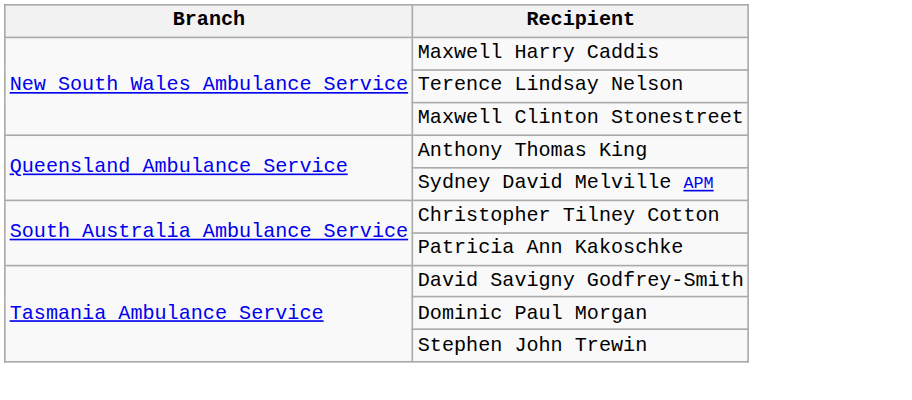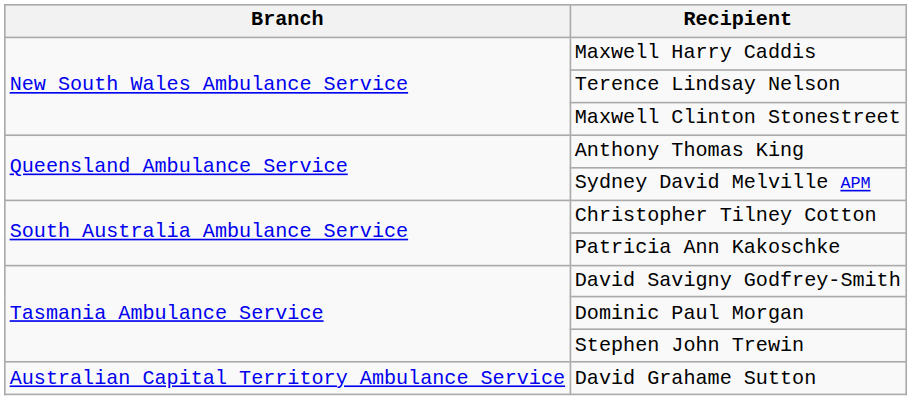+ row: (696, 379)
